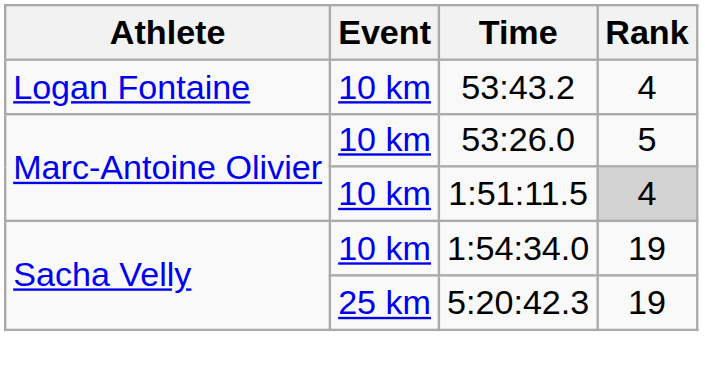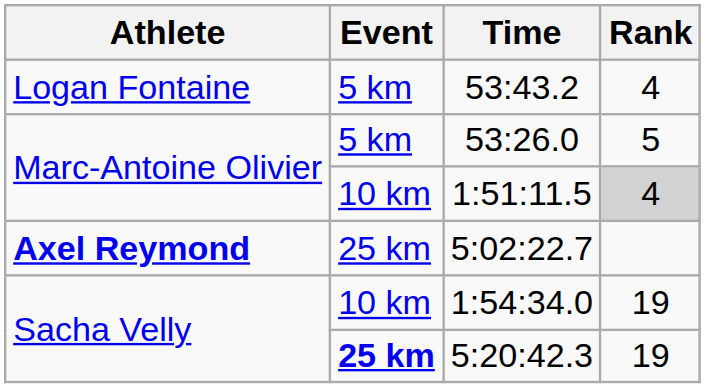(385, 86) 10 km -> (375, 86) 5 km
(385, 140) 10 km -> (375, 140) 5 km
+ row: (522, 248)
(385, 302) normal -> (386, 356) bold
